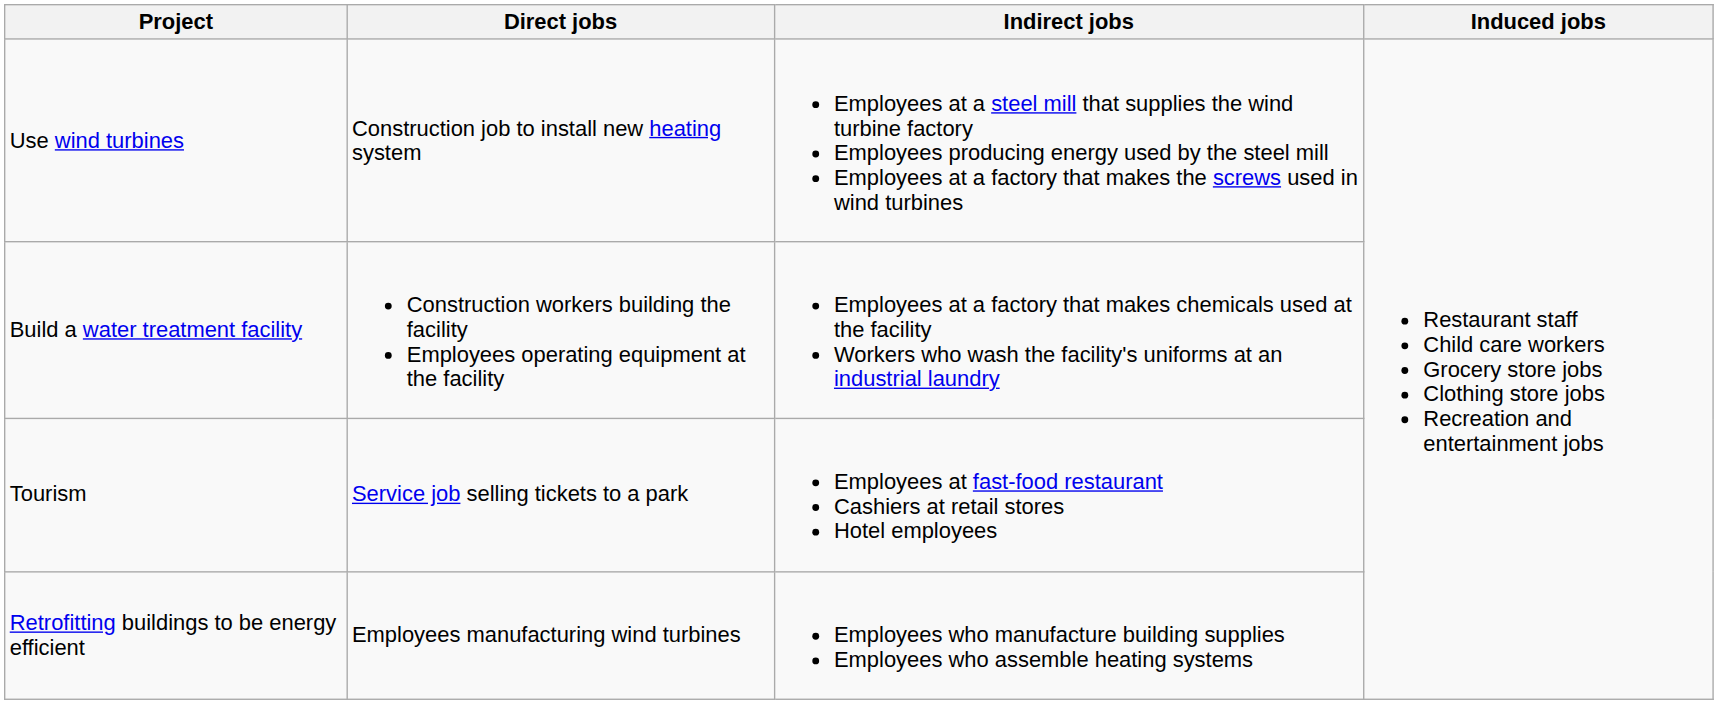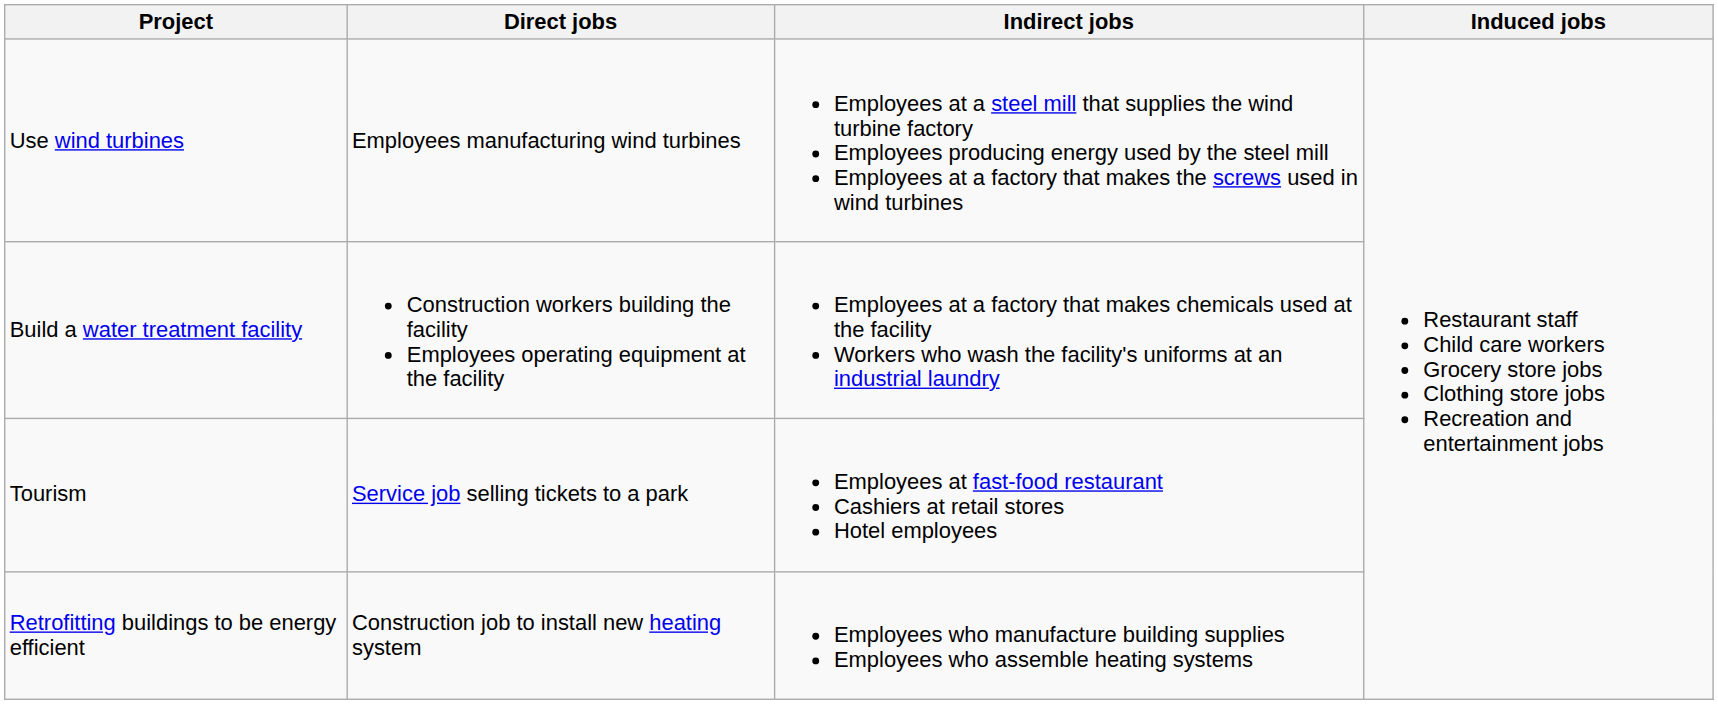(537, 140) Construction job to install new heating system -> (546, 140) Employees manufacturing wind turbines
(546, 634) Employees manufacturing wind turbines -> (537, 634) Construction job to install new heating system
